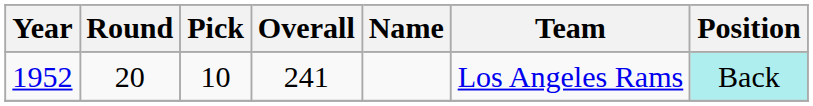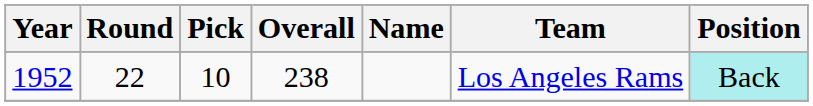(130, 76) 20 -> (130, 76) 22
(306, 76) 241 -> (306, 76) 238
